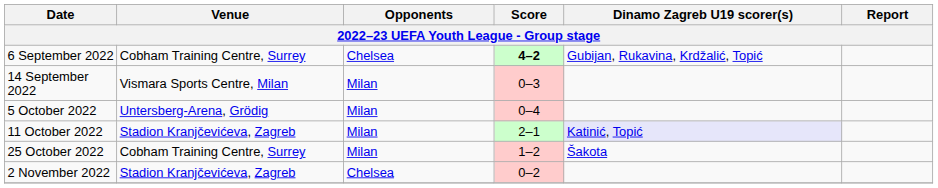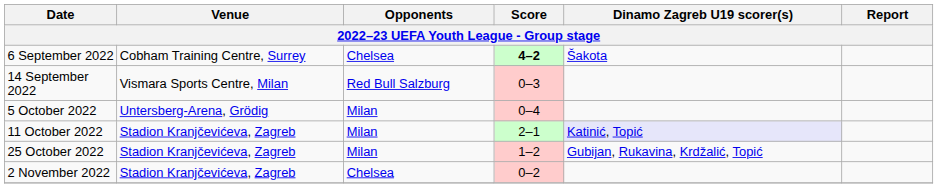(665, 56) Gubijan, Rukavina, Krdžalić, Topić -> (587, 56) Šakota
(362, 83) Milan -> (398, 83) Red Bull Salzburg
(213, 152) Cobham Training Centre, Surrey -> (208, 152) Stadion Kranjčevićeva, Zagreb
(587, 152) Šakota -> (665, 152) Gubijan, Rukavina, Krdžalić, Topić
